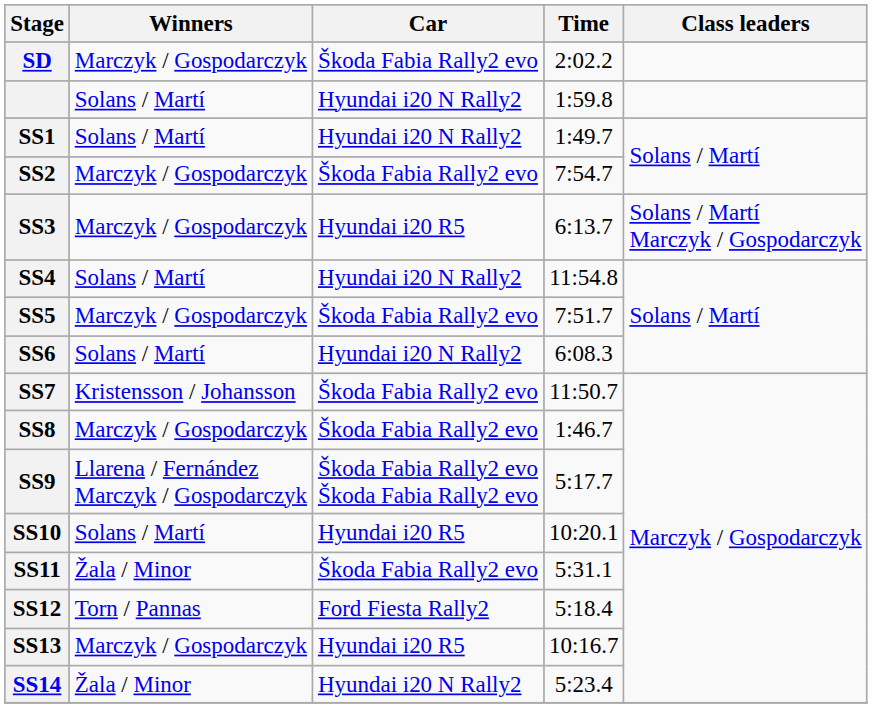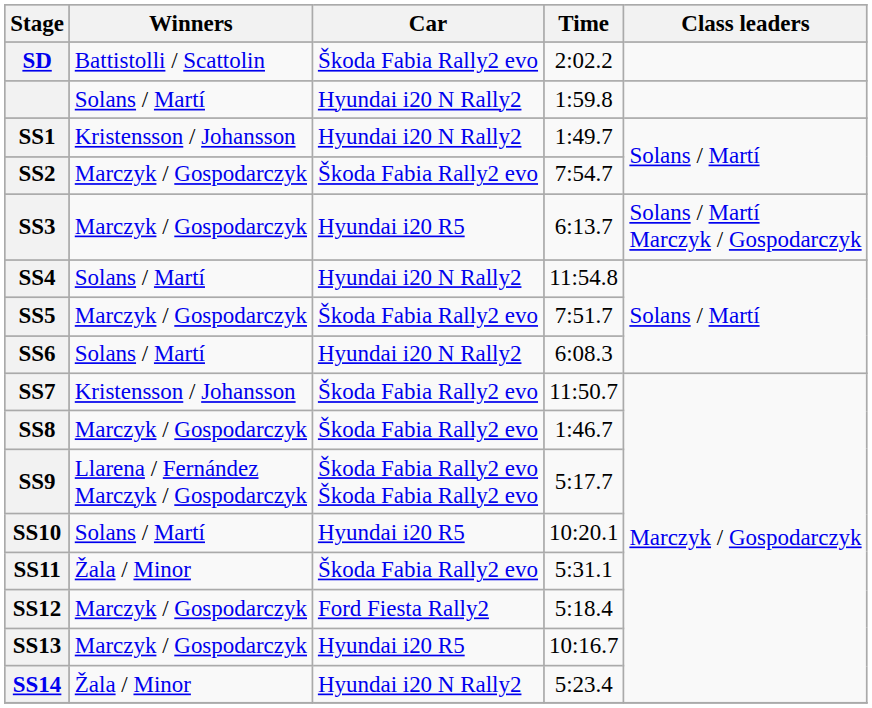(191, 60) Marczyk / Gospodarczyk -> (170, 60) Battistolli / Scattolin
(140, 136) Solans / Martí -> (185, 136) Kristensson / Johansson
(138, 608) Torn / Pannas -> (191, 608) Marczyk / Gospodarczyk
